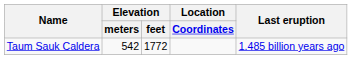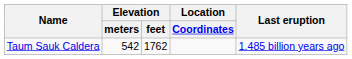(156, 46) 1772 -> (156, 46) 1762
